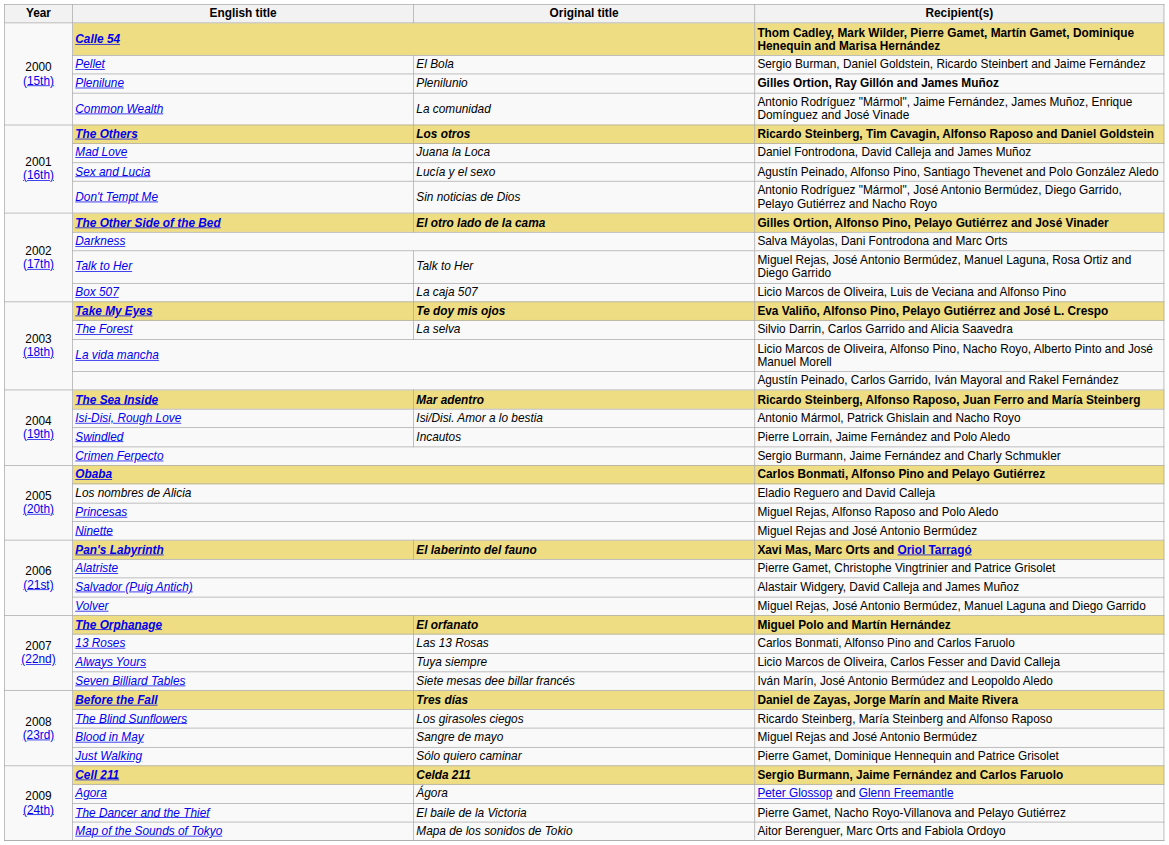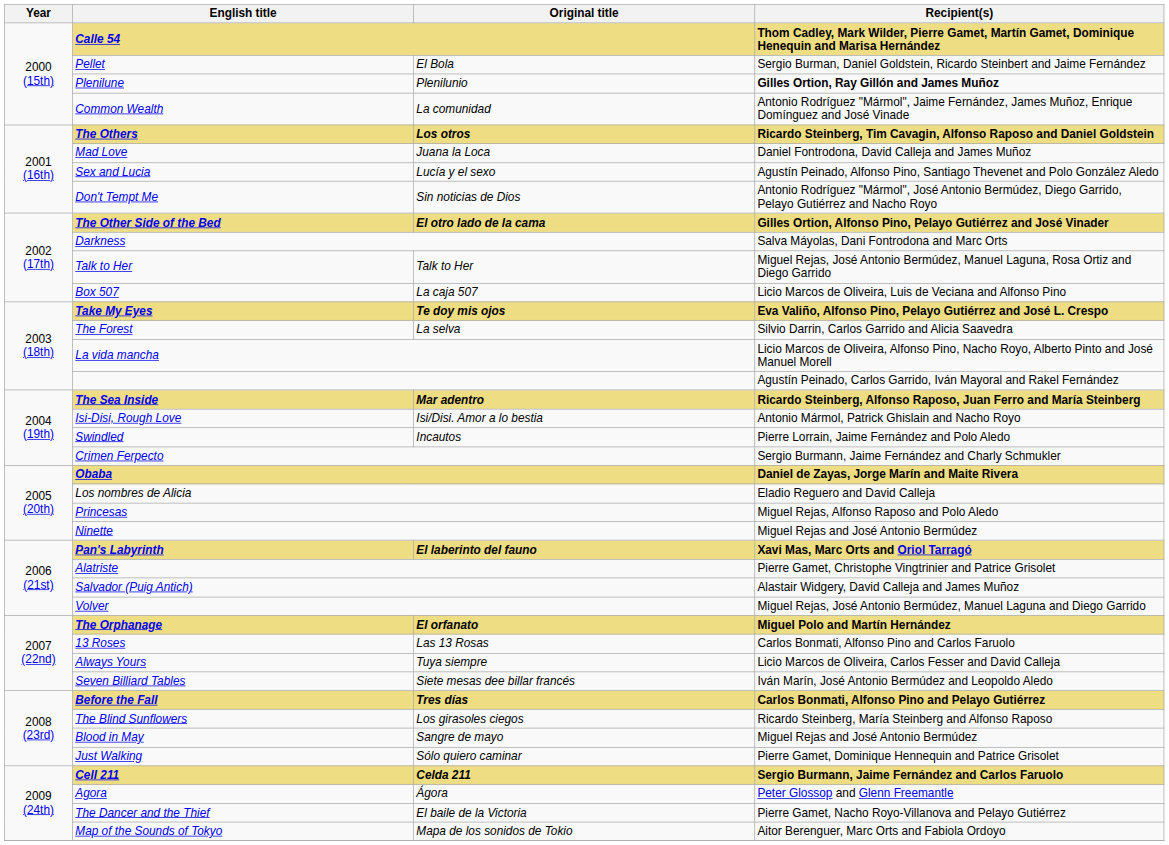(901, 474) Carlos Bonmati, Alfonso Pino and Pelayo Gutiérrez -> (888, 474) Daniel de Zayas, Jorge Marín and Maite Rivera
(888, 700) Daniel de Zayas, Jorge Marín and Maite Rivera -> (901, 700) Carlos Bonmati, Alfonso Pino and Pelayo Gutiérrez
